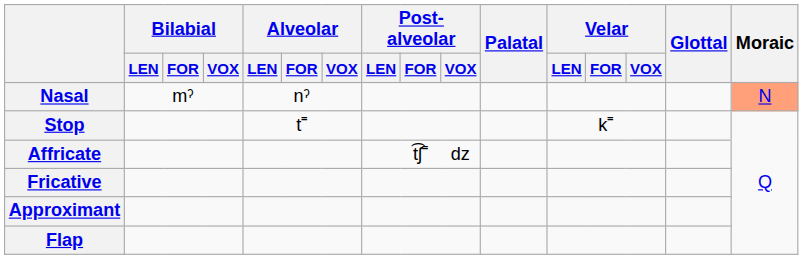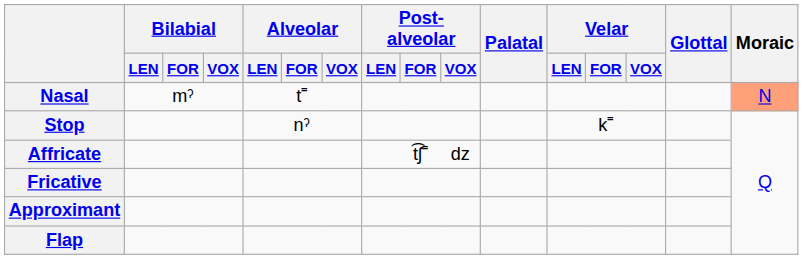(302, 96) nˀ -> (302, 96) t˭
(302, 125) t˭ -> (302, 125) nˀ
